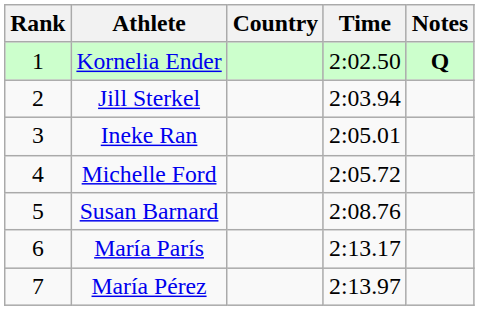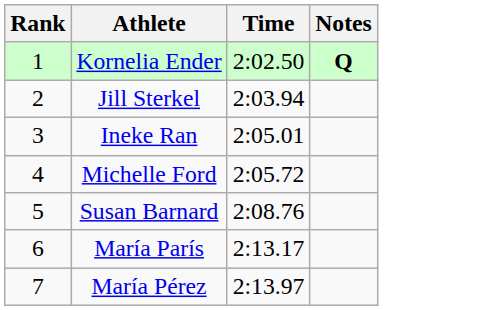- column: (275, 23)
